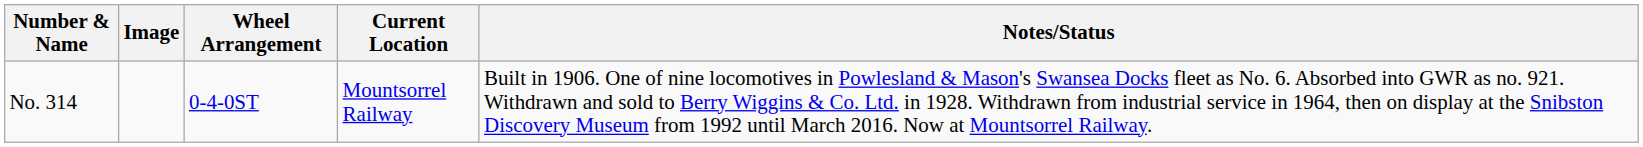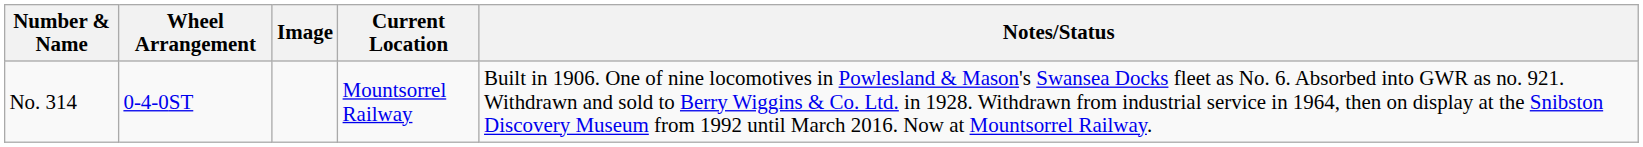columns swapped: (261, 32) <-> (151, 32)
